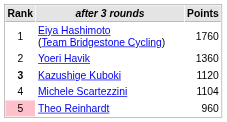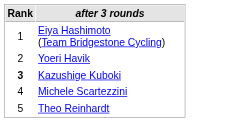- column: (203, 13)
(20, 108) pink background -> (20, 108) no background
